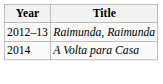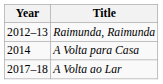+ row: (87, 69)
